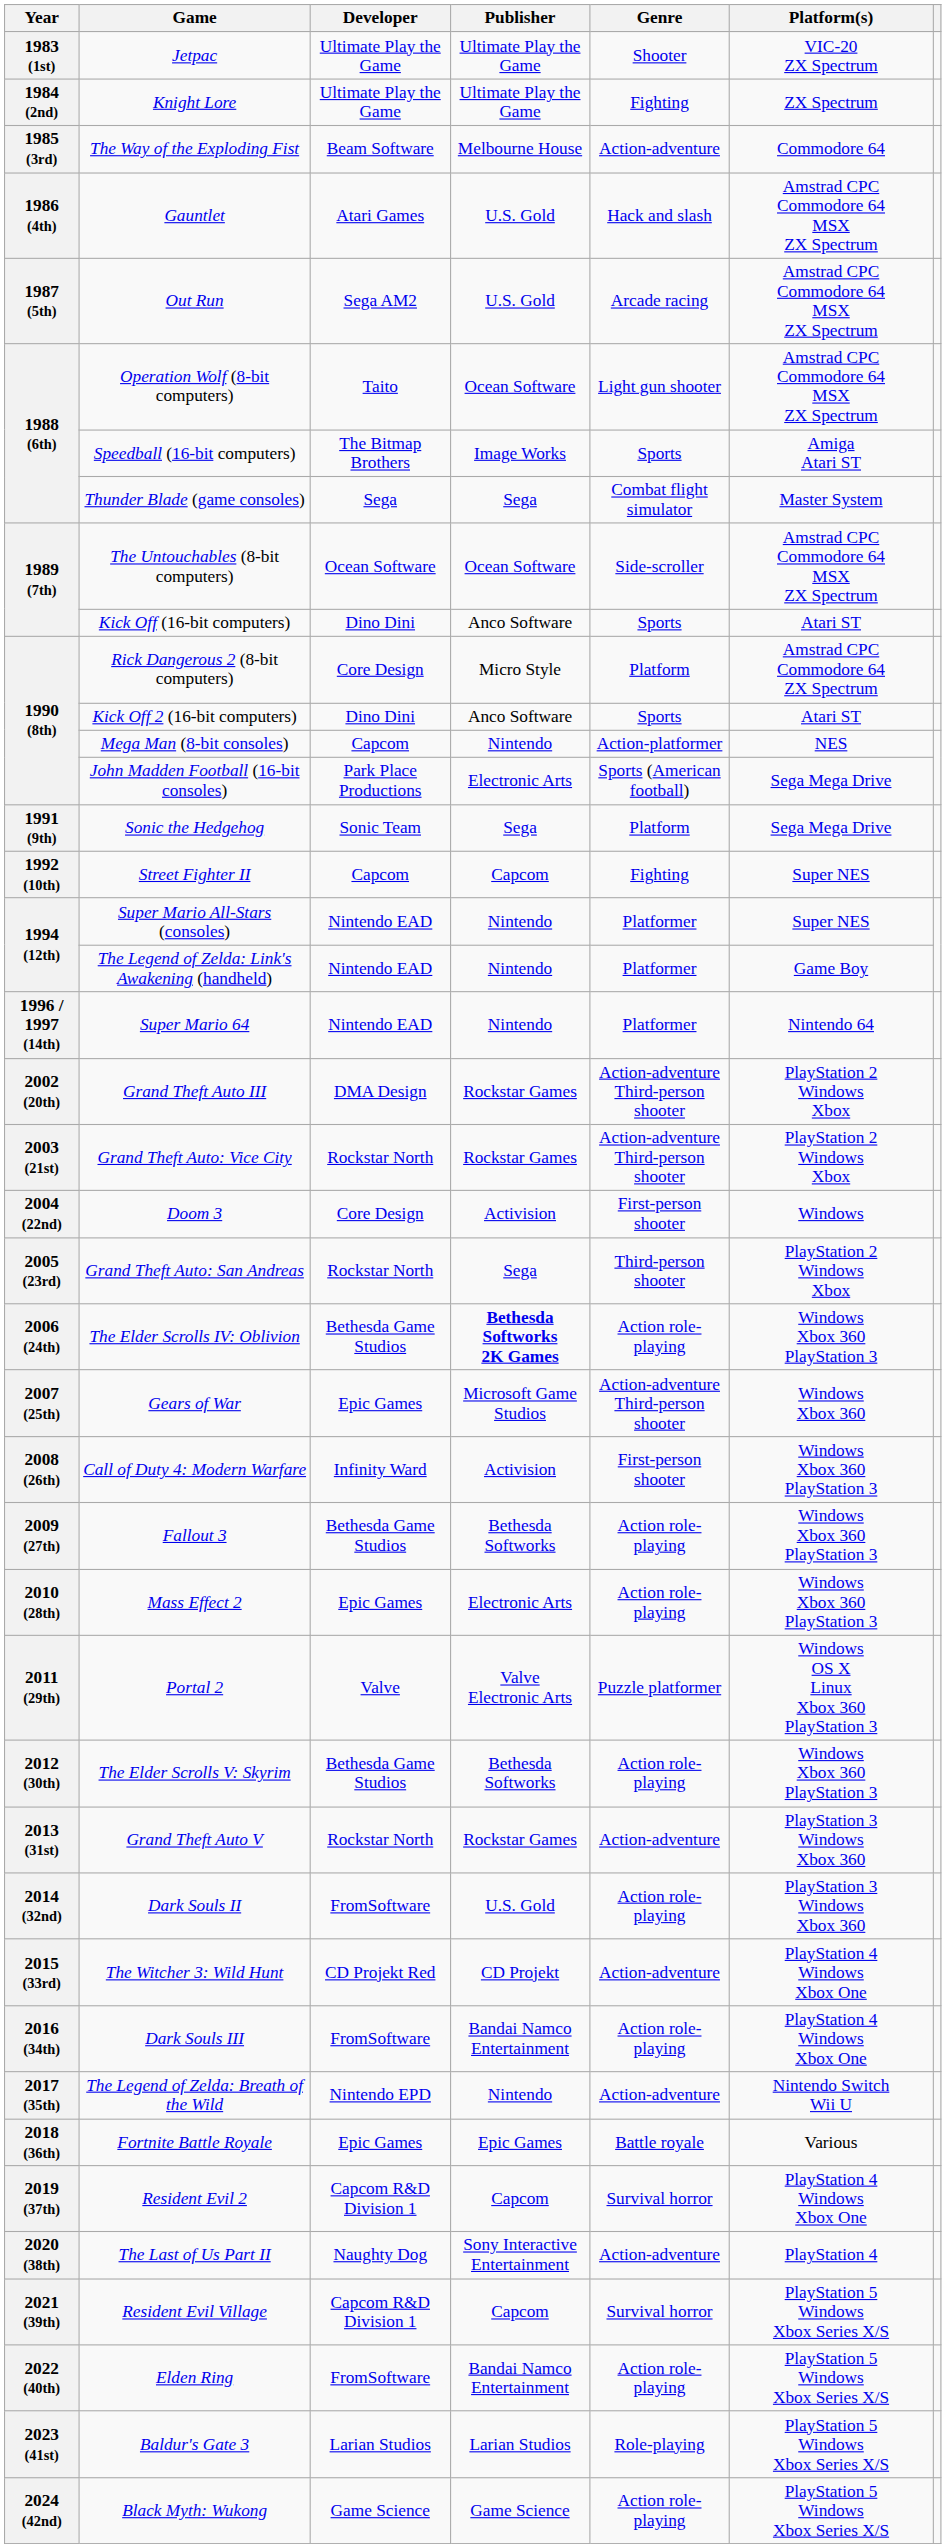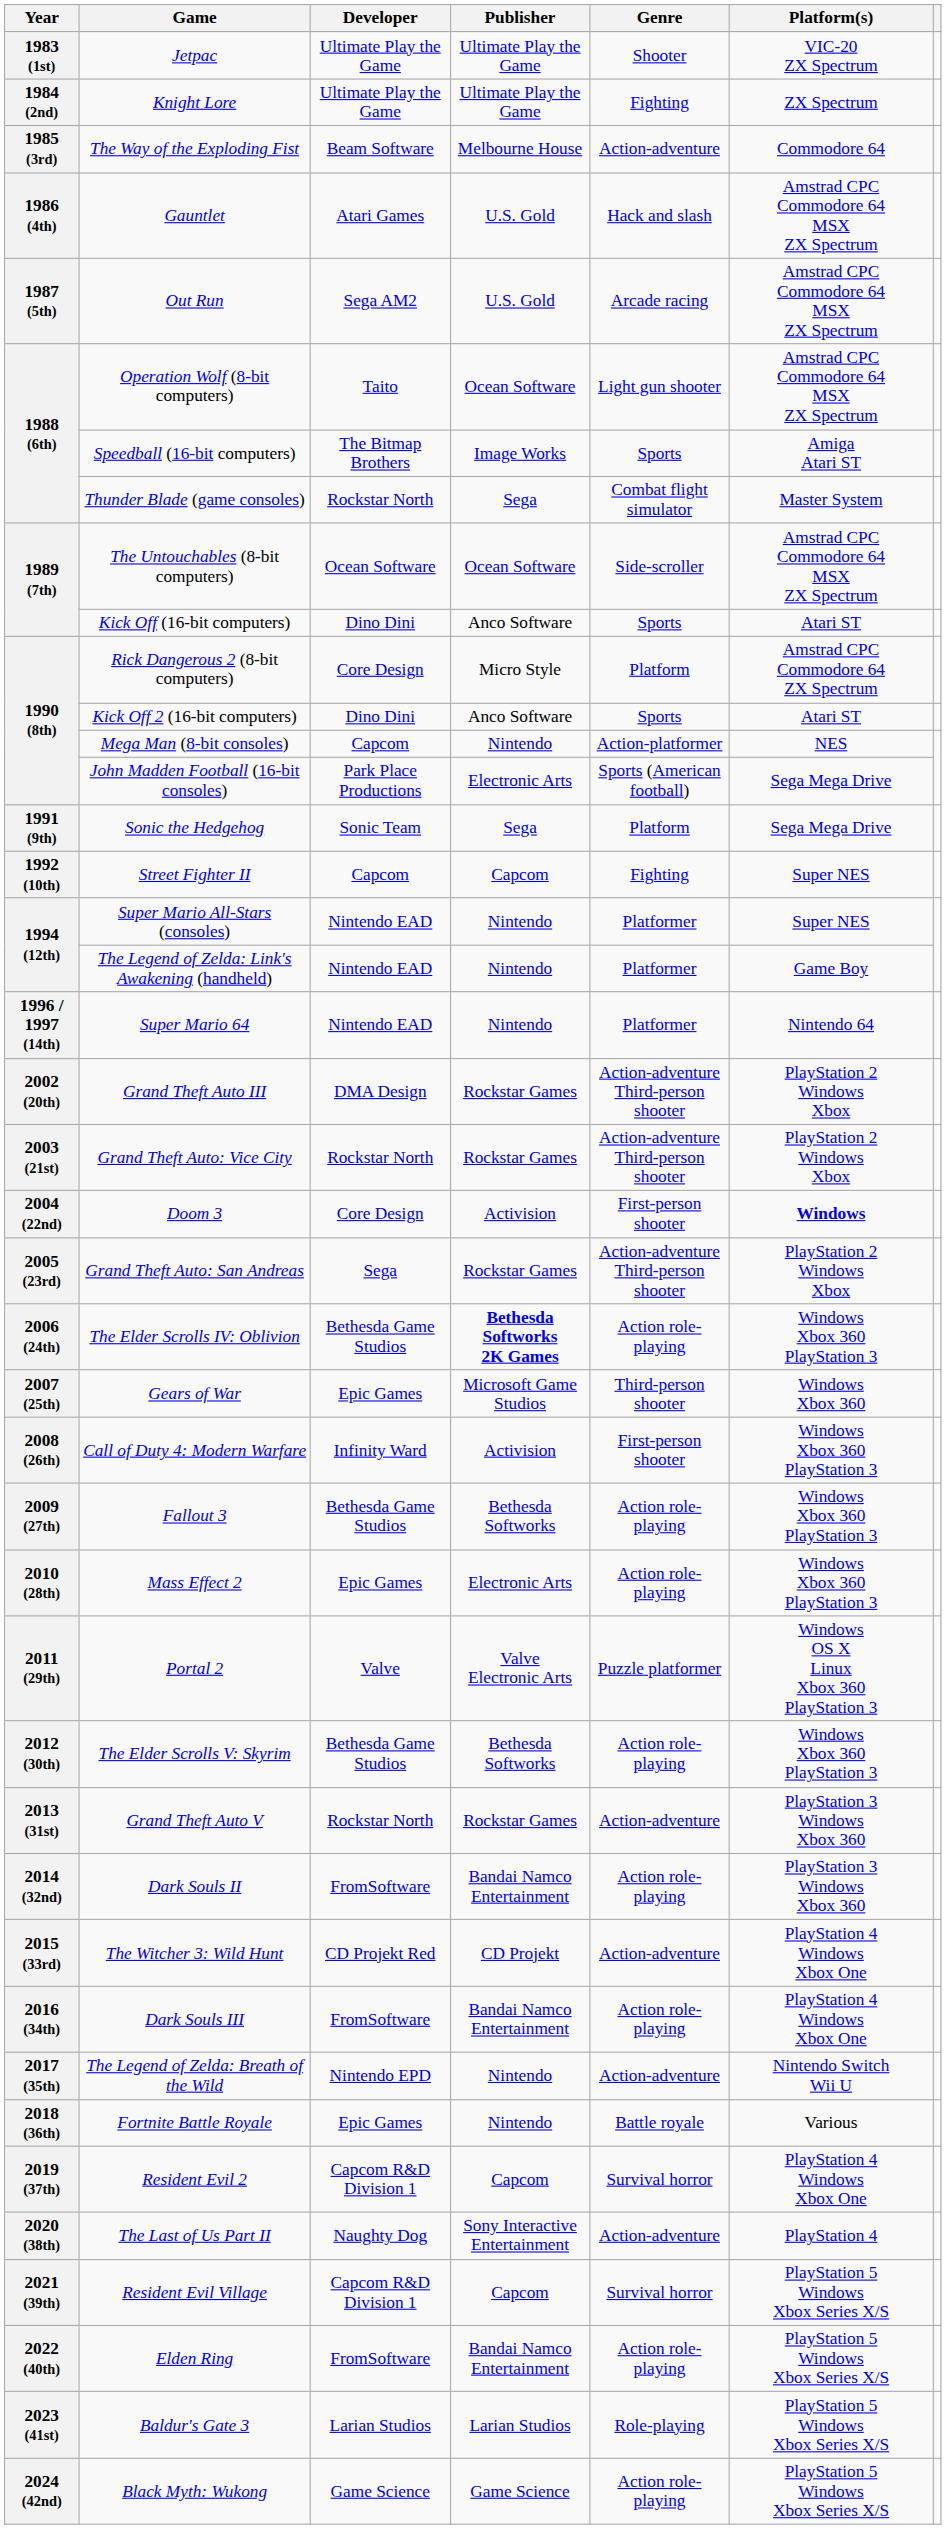(380, 499) Sega -> (380, 499) Rockstar North
(831, 1214) normal -> (831, 1214) bold
(380, 1270) Rockstar North -> (380, 1270) Sega
(520, 1270) Sega -> (520, 1270) Rockstar Games
(660, 1270) Third-person shooter -> (660, 1270) Action-adventure Third-person shooter
(660, 1403) Action-adventure Third-person shooter -> (660, 1393) Third-person shooter
(520, 1906) U.S. Gold -> (520, 1886) Bandai Namco Entertainment
(520, 2142) Epic Games -> (520, 2122) Nintendo
